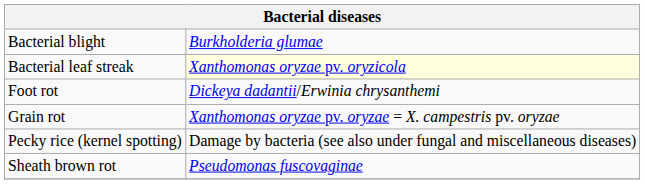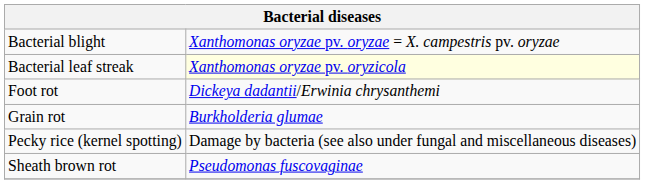(256, 41) Burkholderia glumae -> (374, 41) Xanthomonas oryzae pv. oryzae = X. campestris pv. oryzae
(374, 116) Xanthomonas oryzae pv. oryzae = X. campestris pv. oryzae -> (256, 116) Burkholderia glumae
